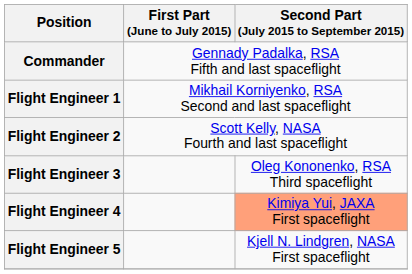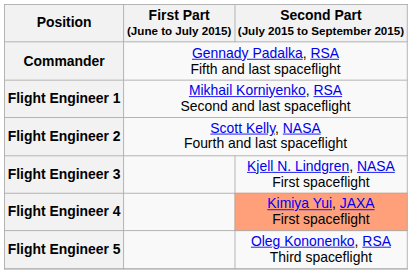(321, 174) Oleg Kononenko, RSA Third spaceflight -> (321, 174) Kjell N. Lindgren, NASA First spaceflight
(321, 249) Kjell N. Lindgren, NASA First spaceflight -> (321, 249) Oleg Kononenko, RSA Third spaceflight
